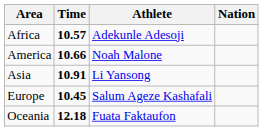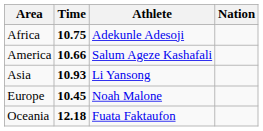(72, 34) 10.57 -> (72, 34) 10.75
(127, 55) Noah Malone -> (152, 55) Salum Ageze Kashafali
(72, 75) 10.91 -> (72, 75) 10.93
(152, 95) Salum Ageze Kashafali -> (127, 95) Noah Malone
